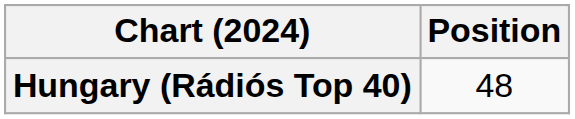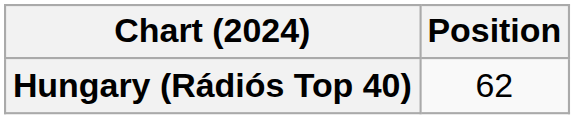(494, 85) 48 -> (494, 85) 62
